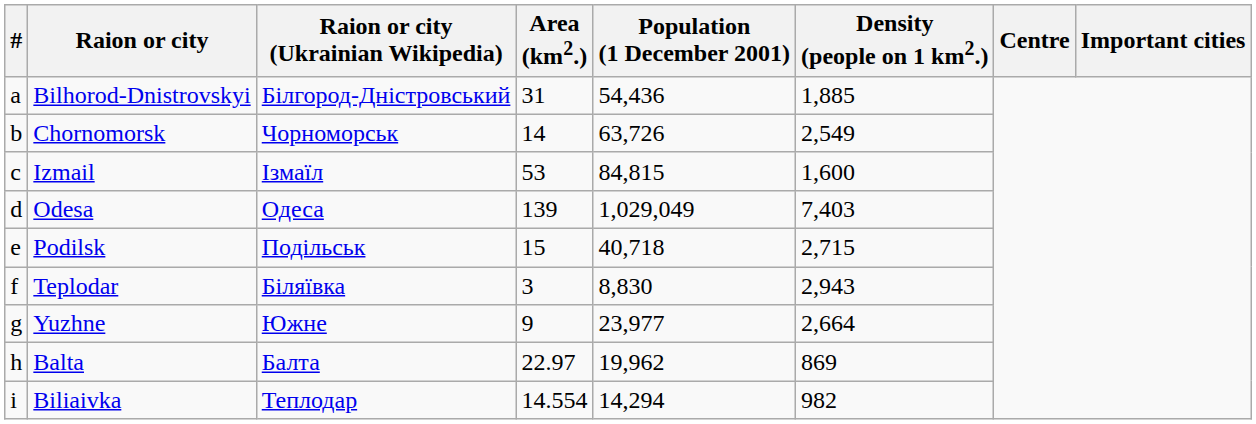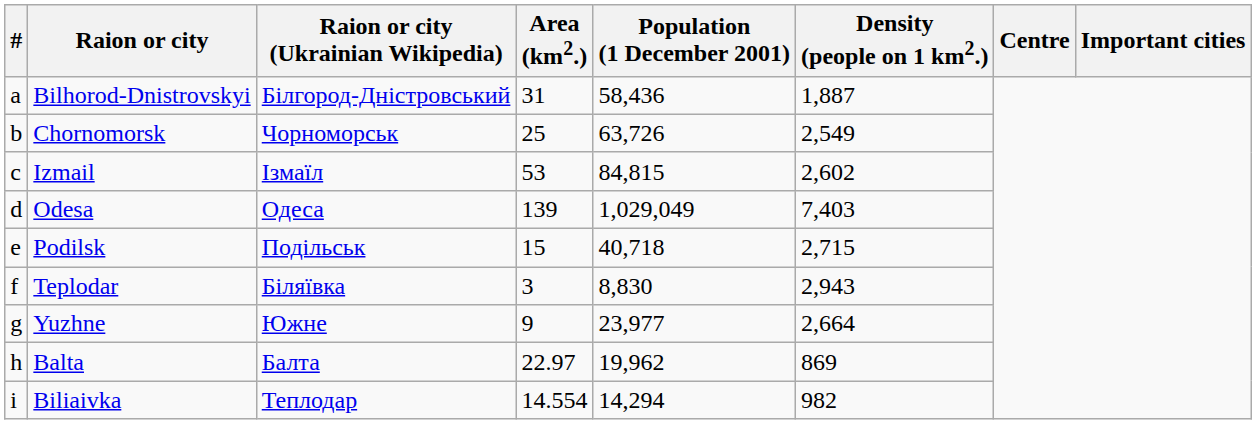(632, 95) 54,436 -> (632, 95) 58,436
(828, 95) 1,885 -> (828, 95) 1,887
(533, 133) 14 -> (533, 133) 25
(828, 171) 1,600 -> (828, 171) 2,602
